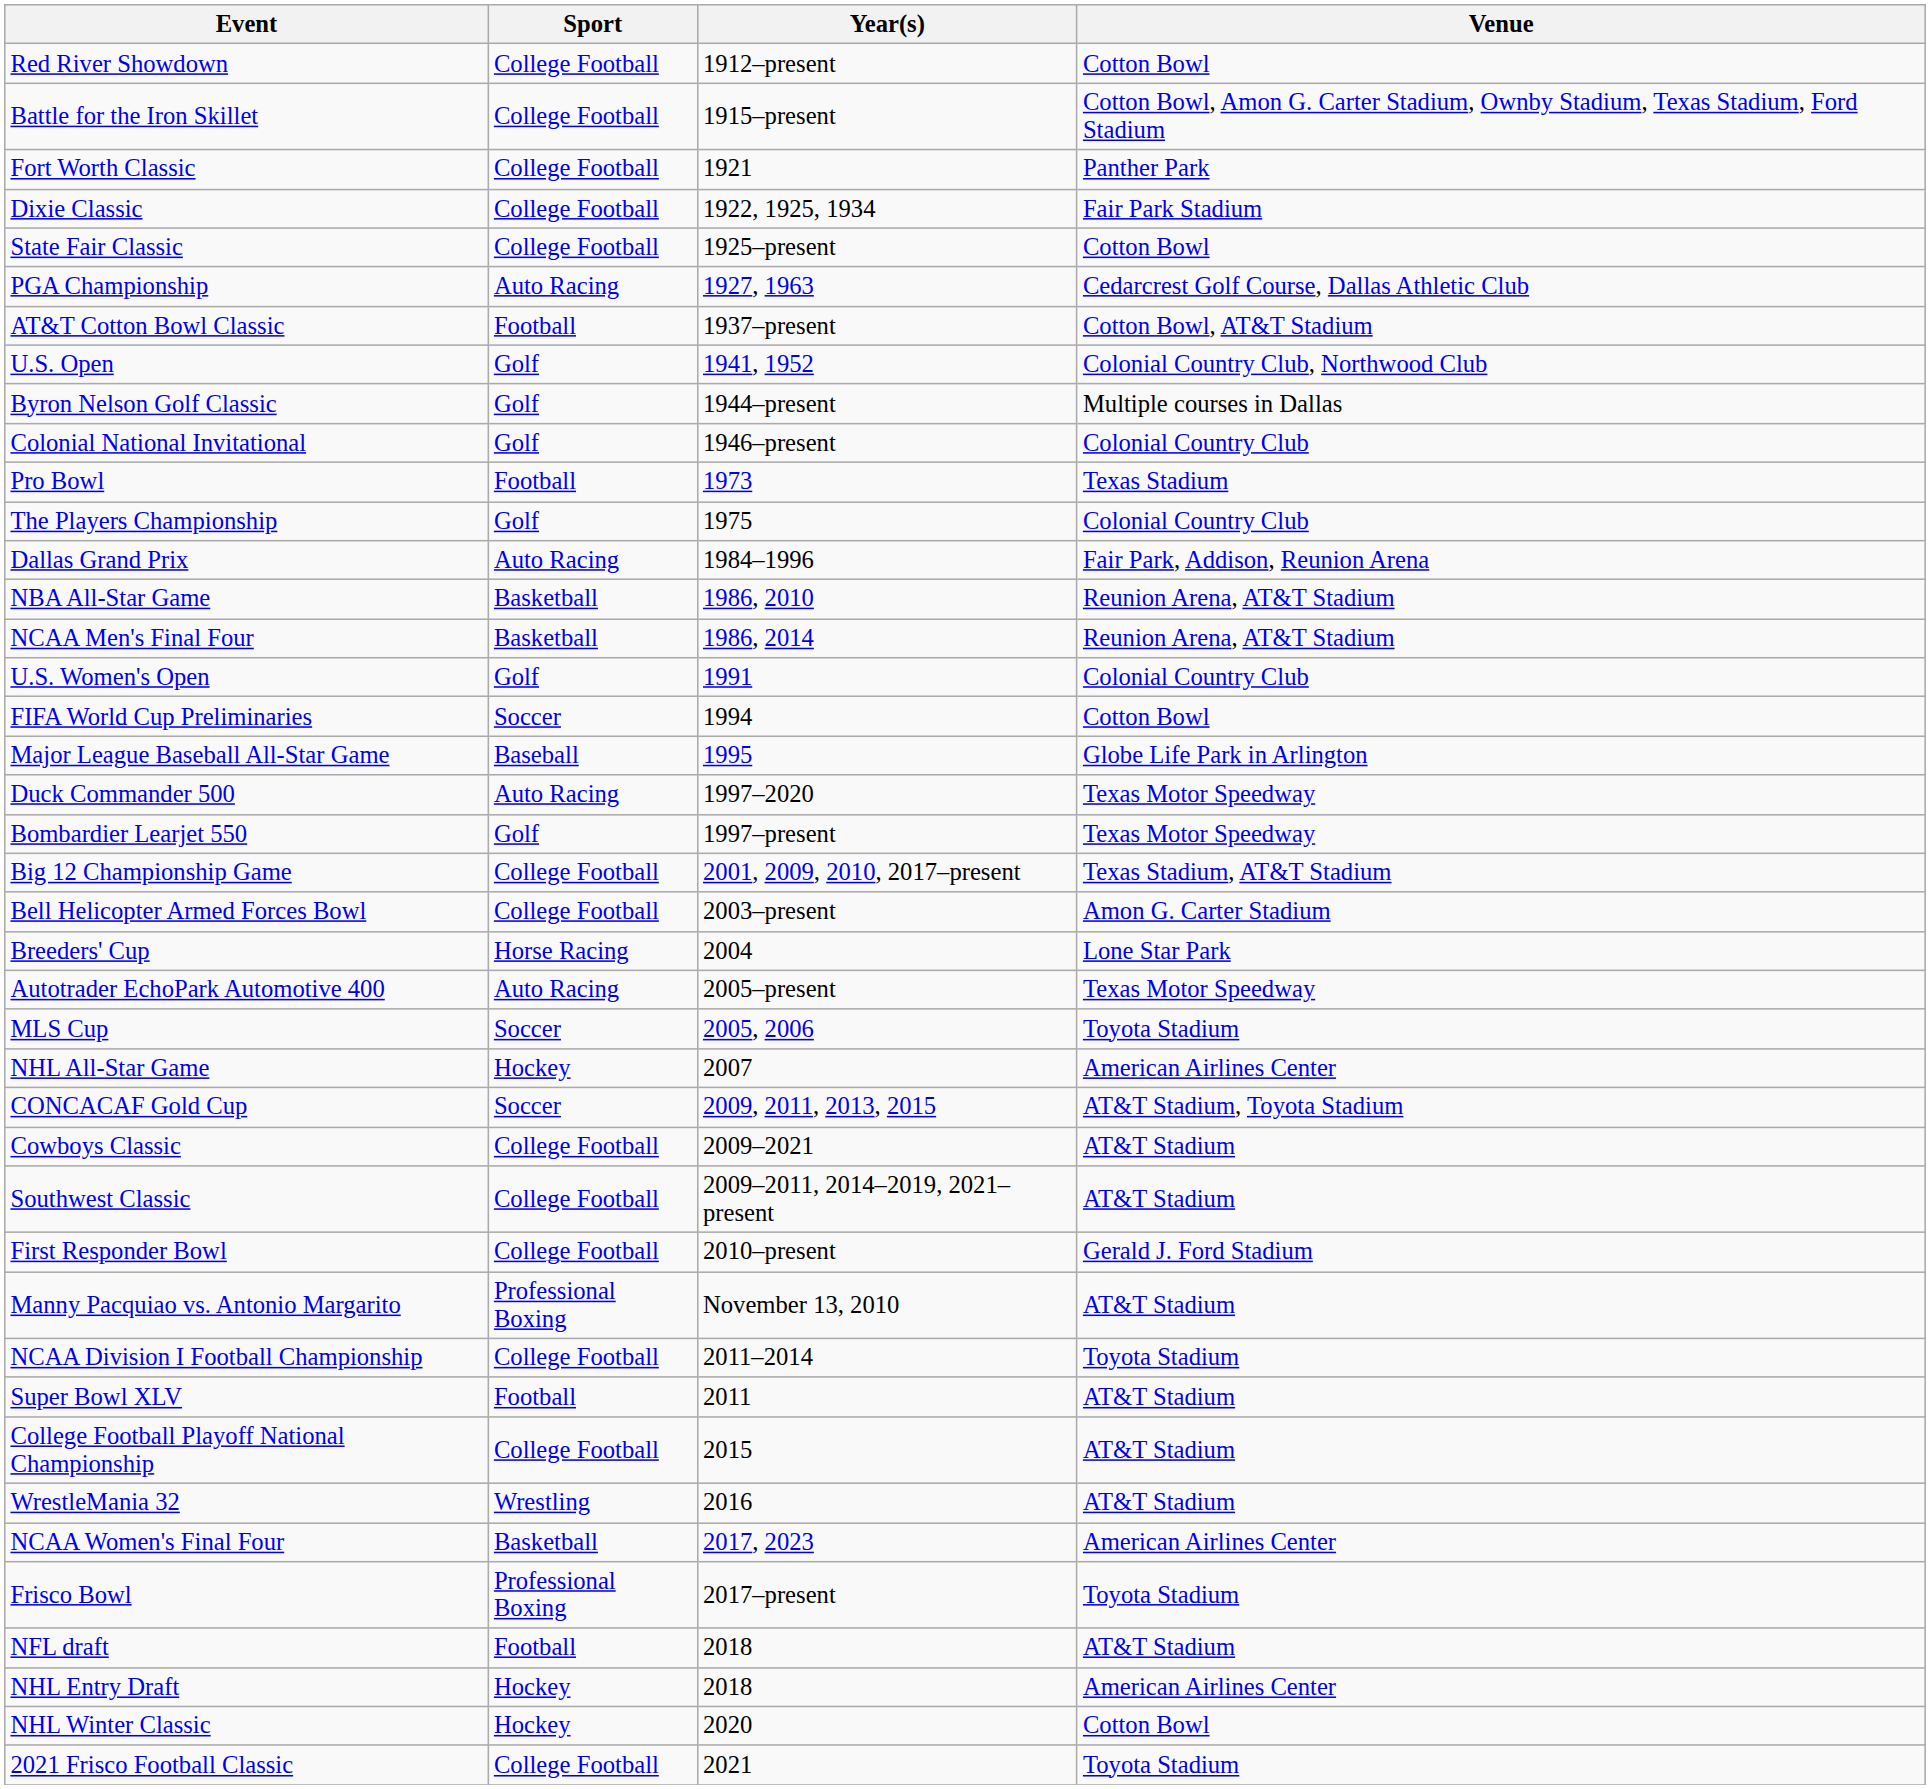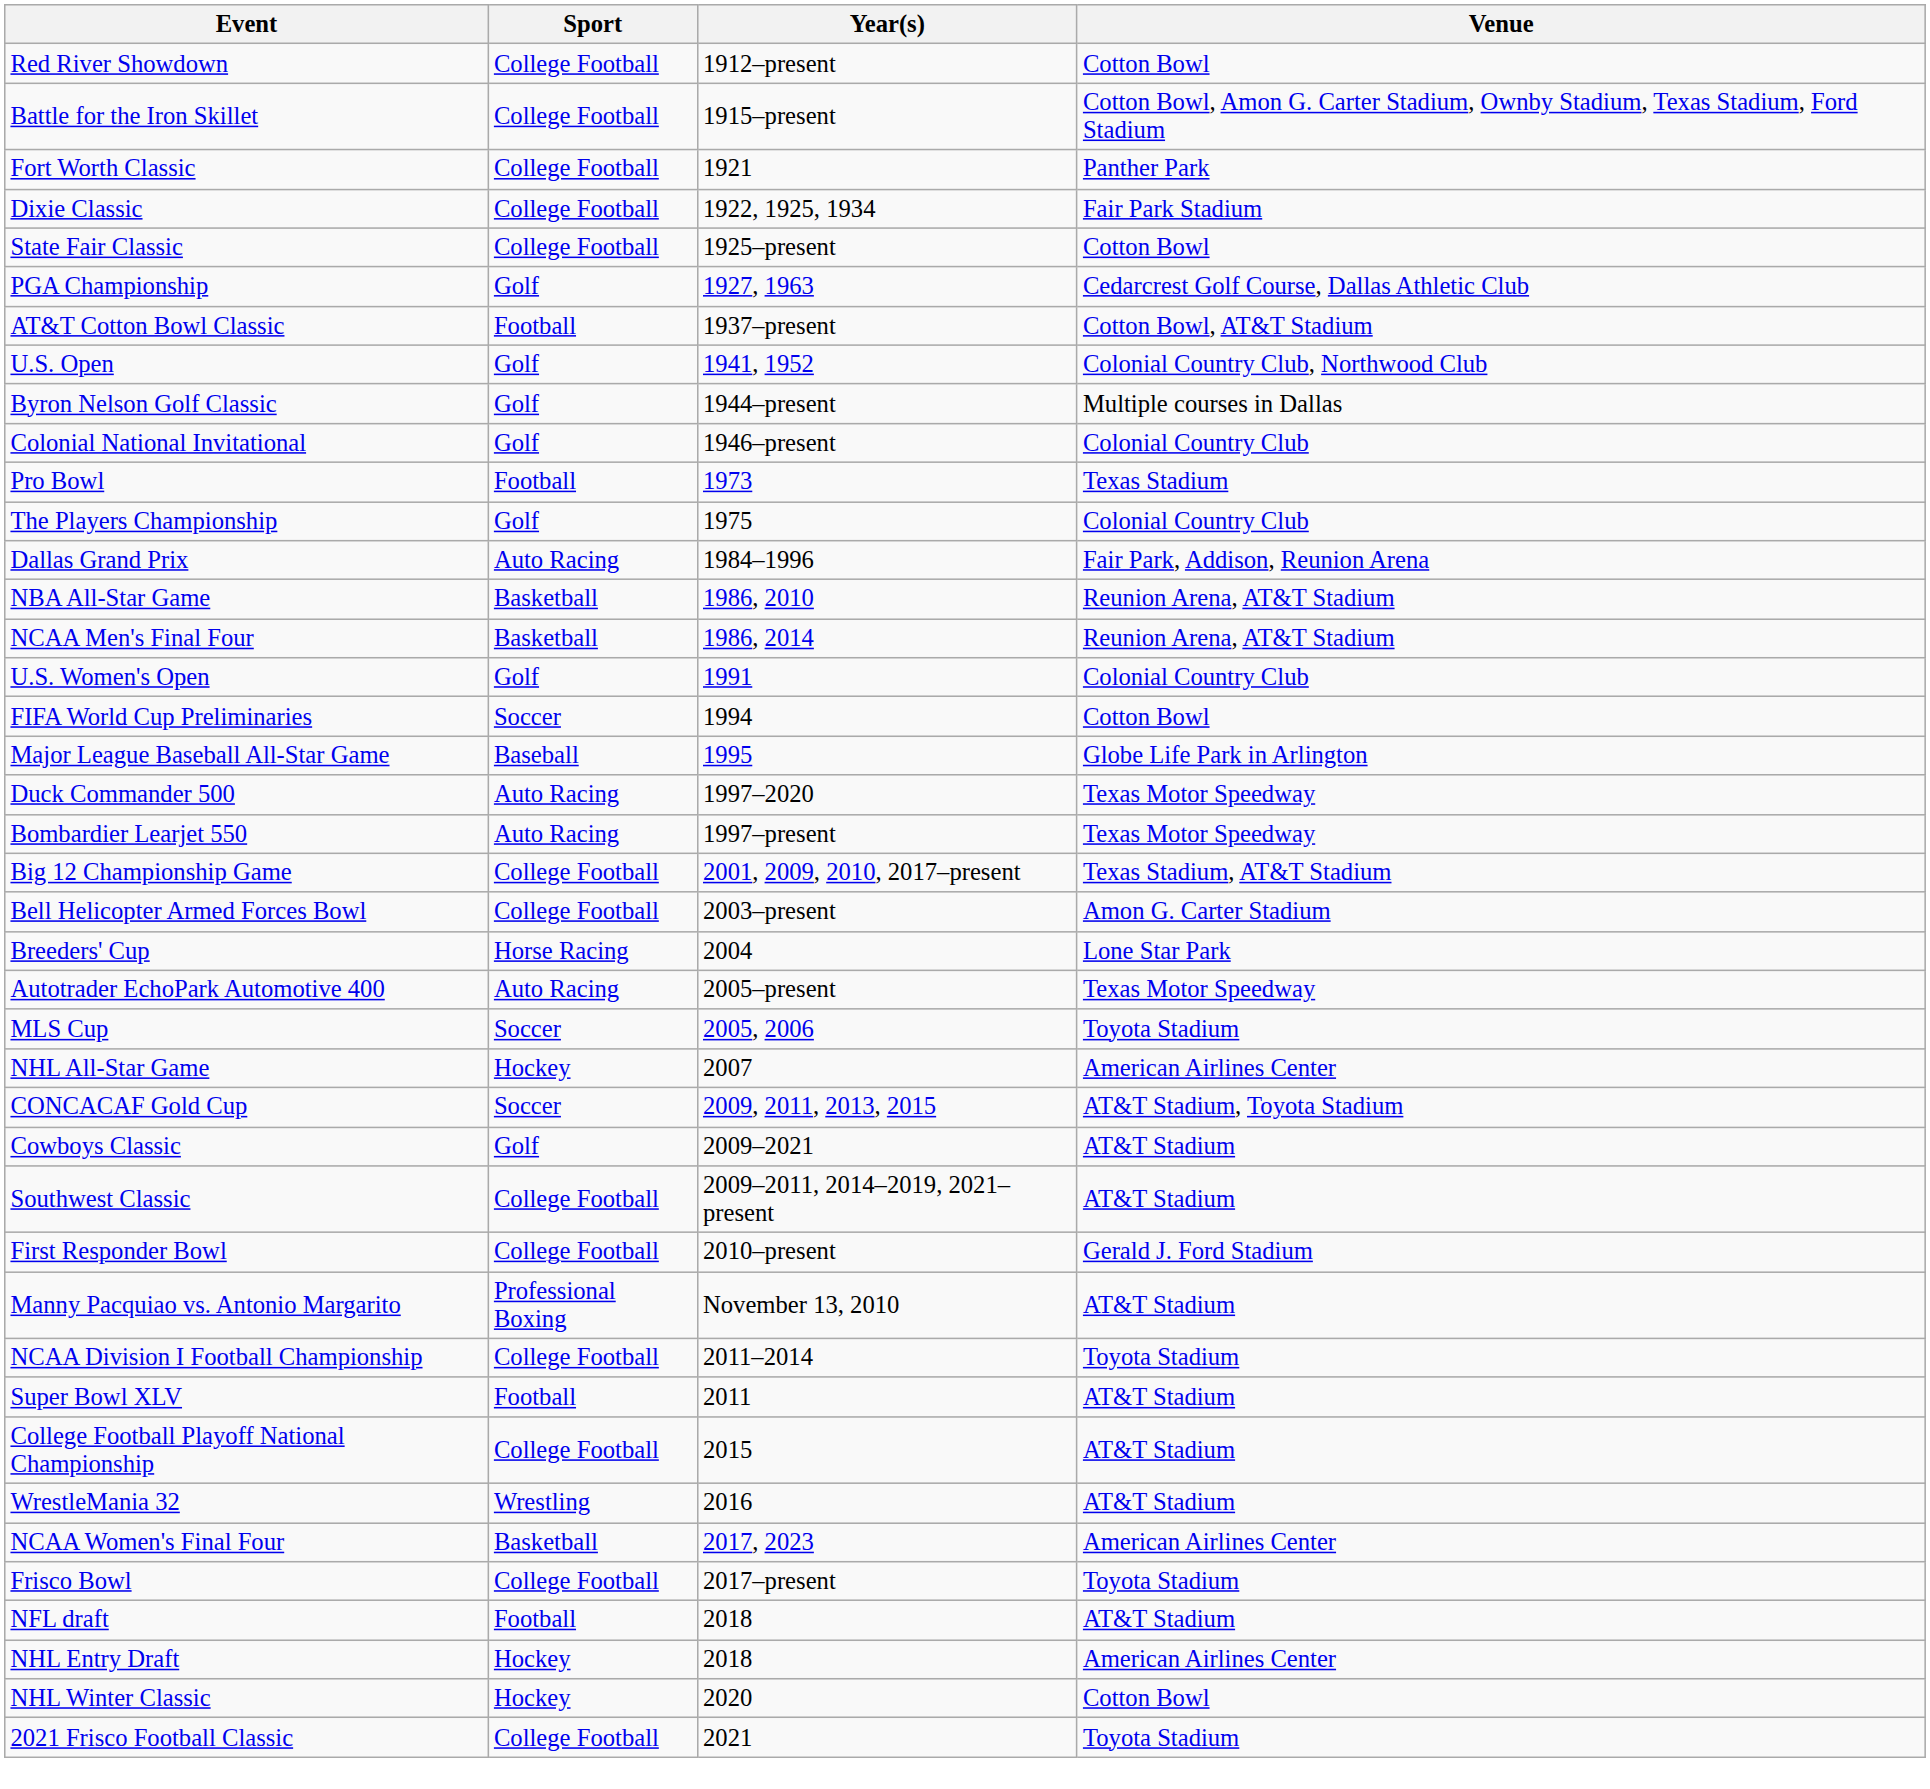(557, 286) Auto Racing -> (516, 286) Golf
(516, 833) Golf -> (557, 833) Auto Racing
(576, 1145) College Football -> (516, 1145) Golf
(555, 1594) Professional Boxing -> (576, 1580) College Football
